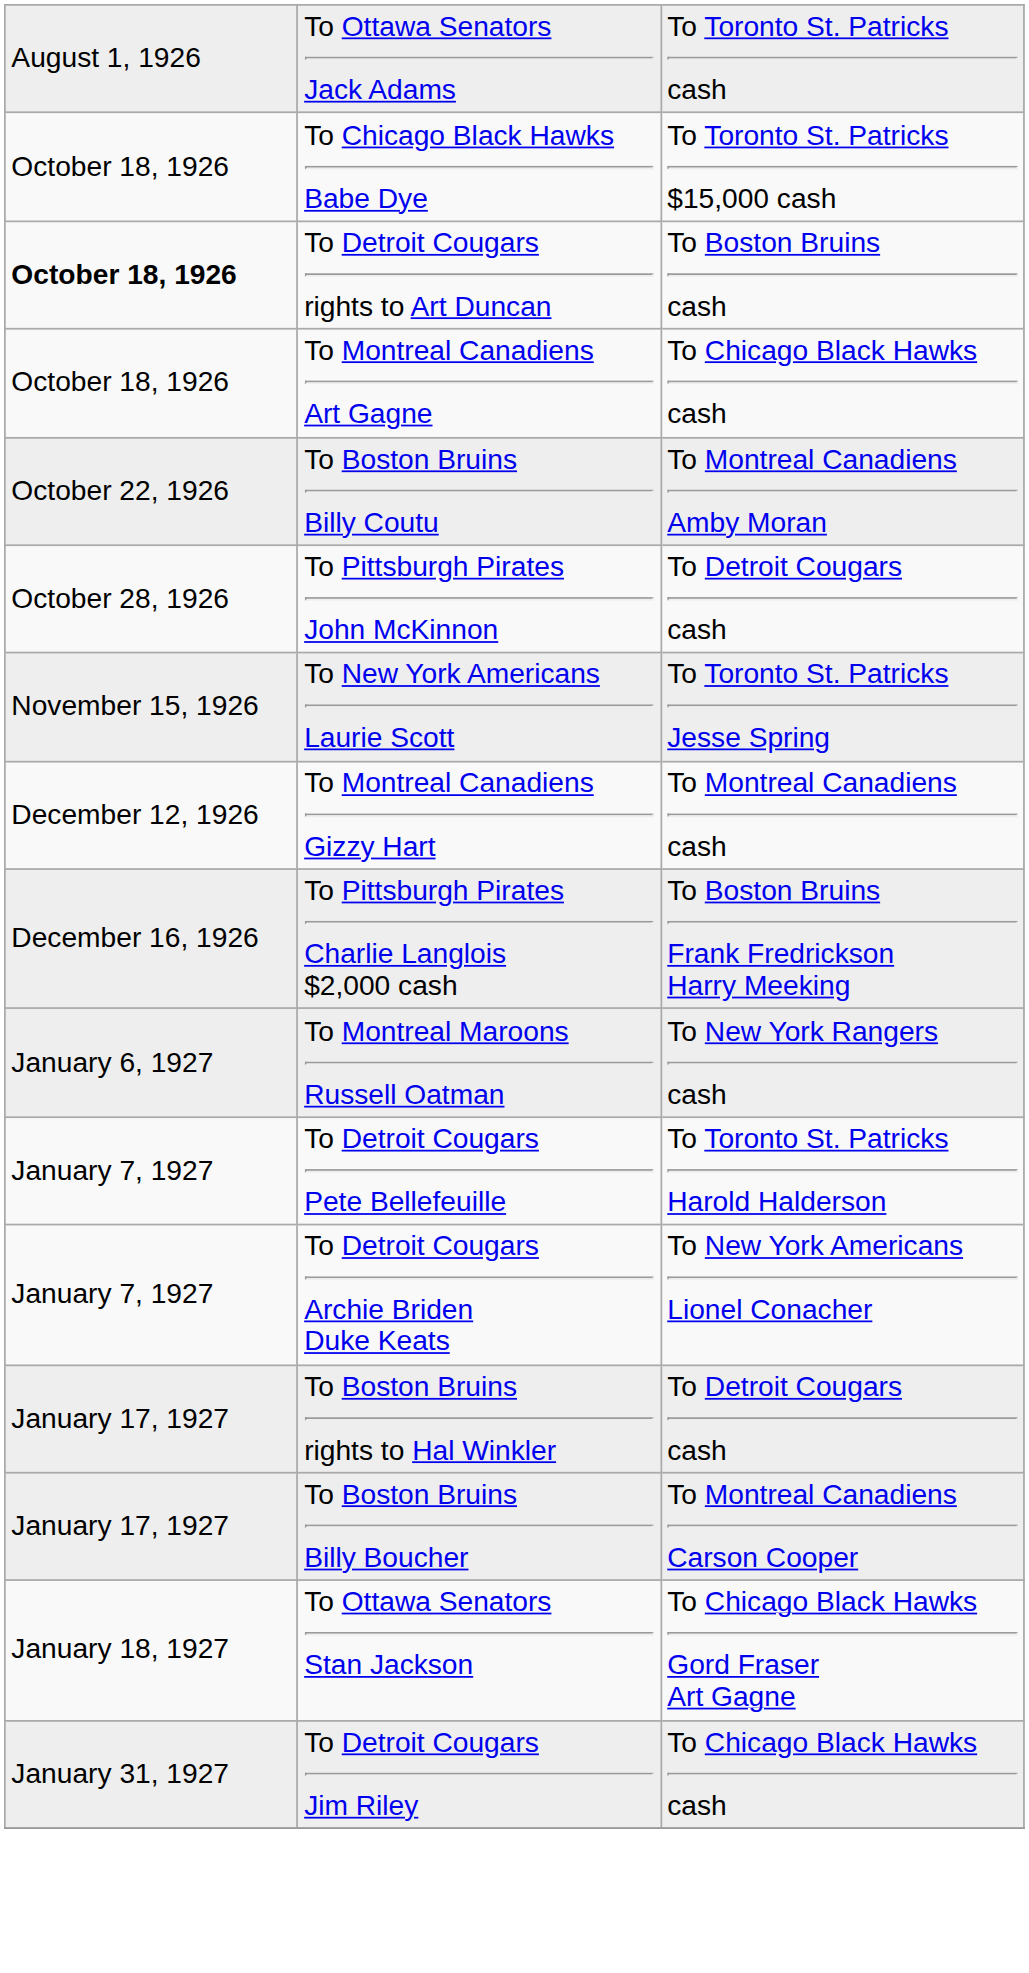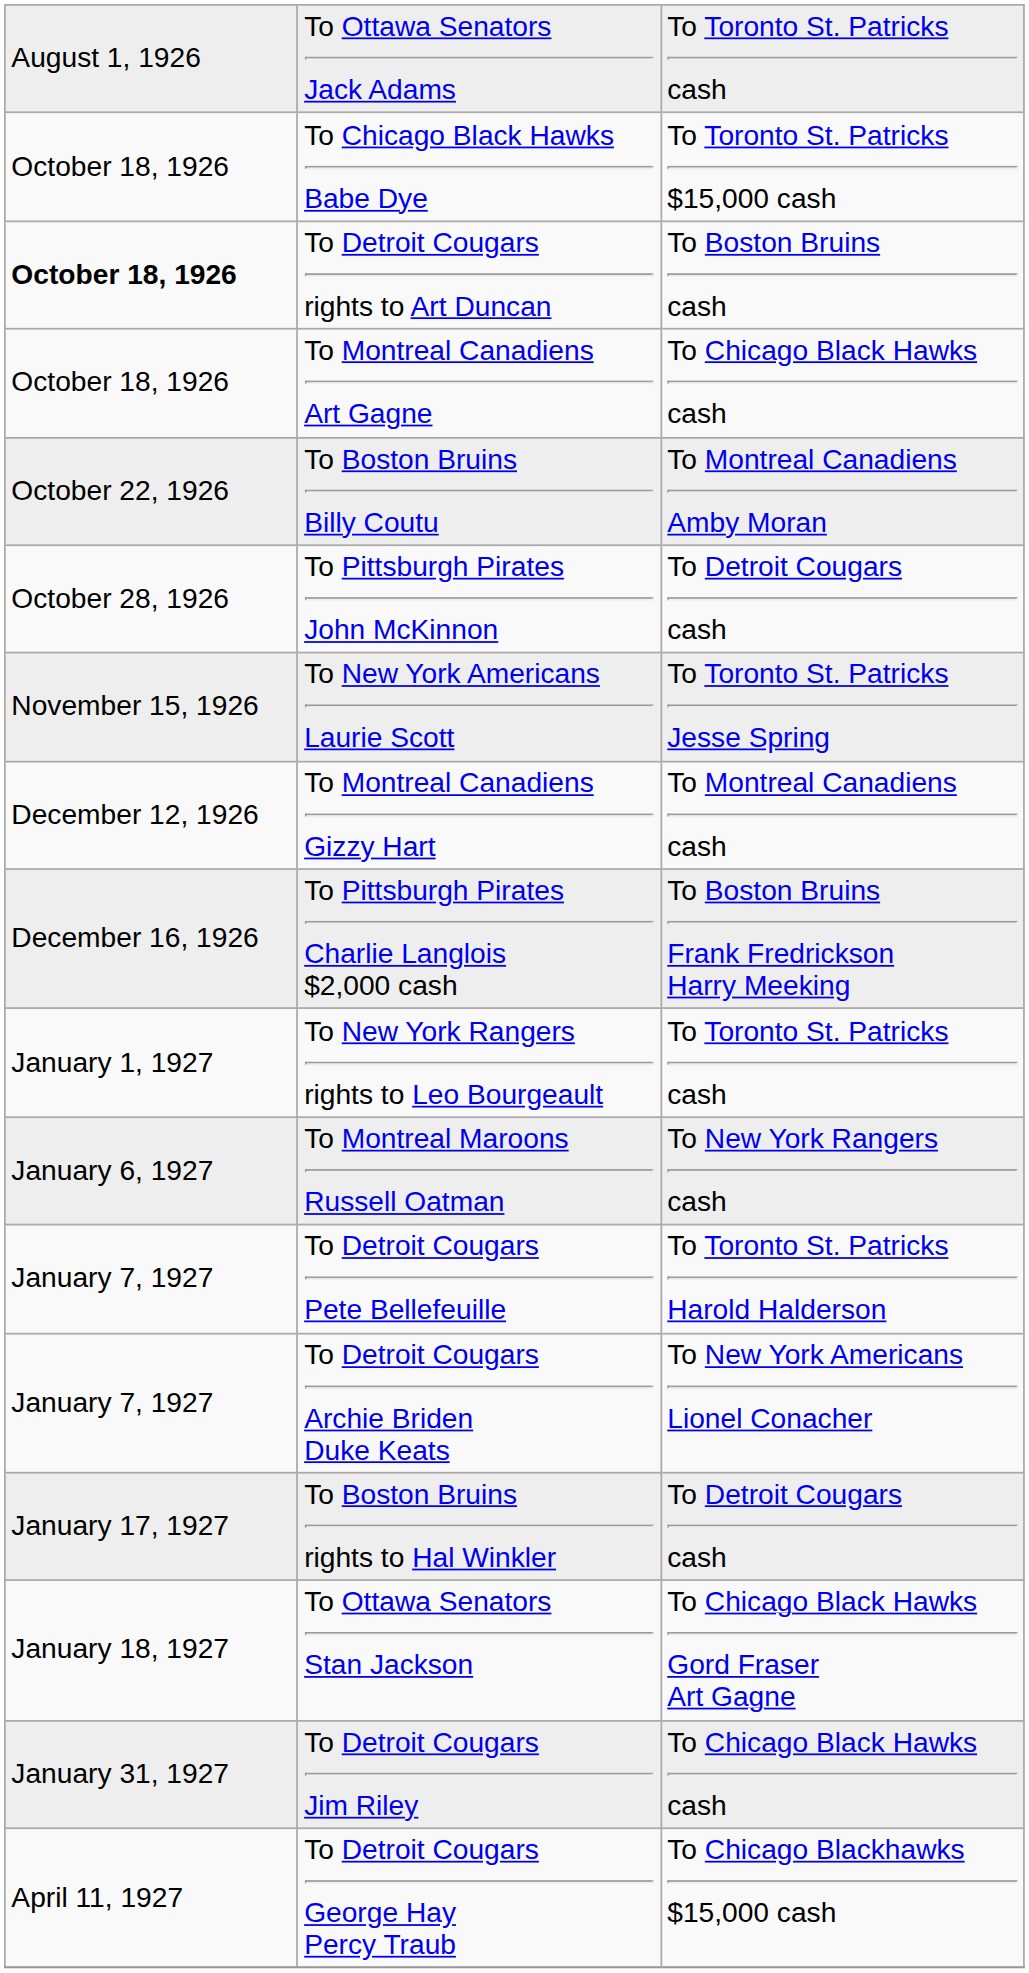+ row: (479, 1062)
- row: (479, 1526)
+ row: (479, 1897)
